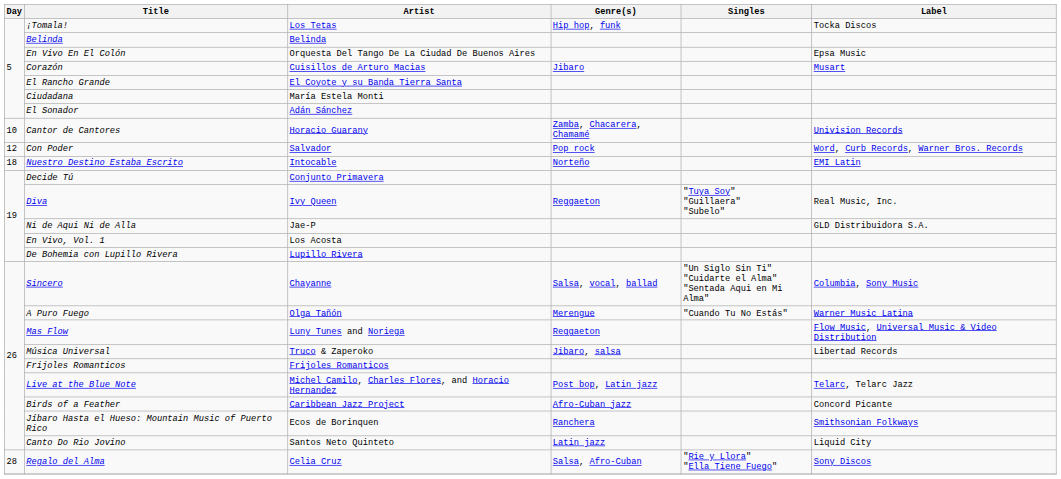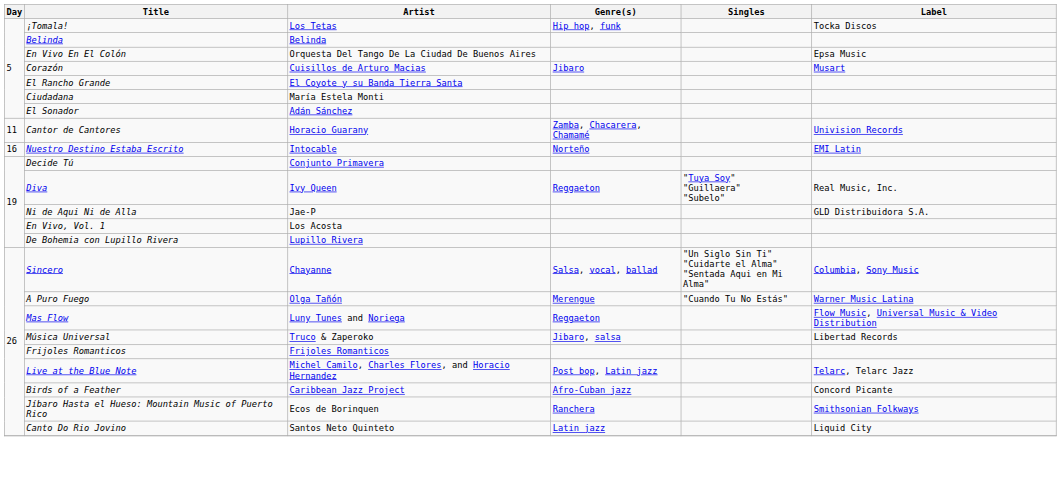(12, 130) 10 -> (12, 130) 11
- row: (50, 149)
(12, 163) 18 -> (12, 149) 16
- row: (65, 462)
